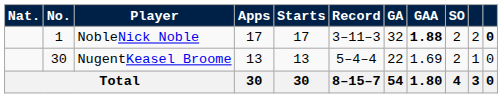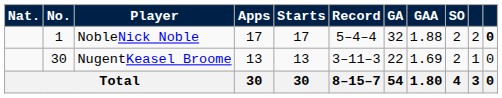(356, 38) 3–11–3 -> (356, 38) 5–4–4
(426, 38) bold -> (426, 38) normal
(356, 60) 5–4–4 -> (356, 60) 3–11–3
